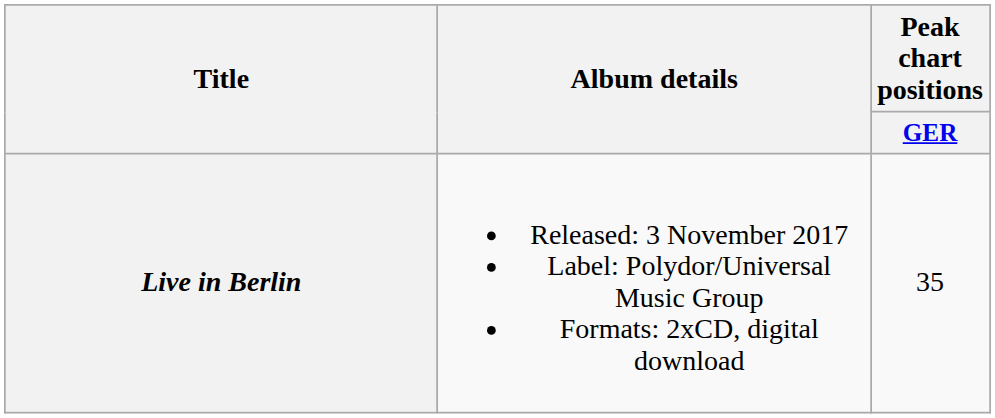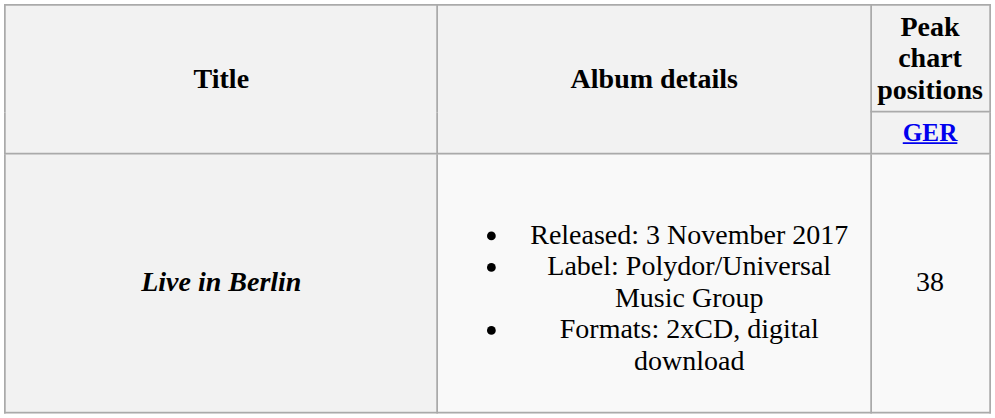(930, 282) 35 -> (930, 282) 38
